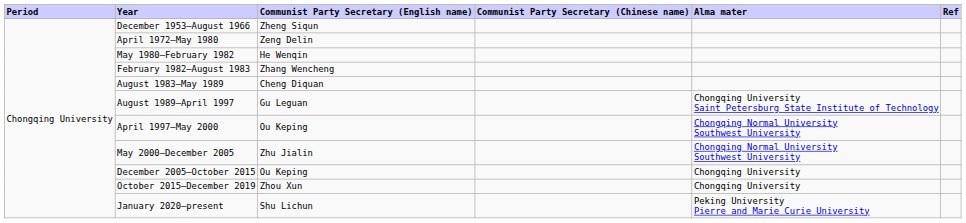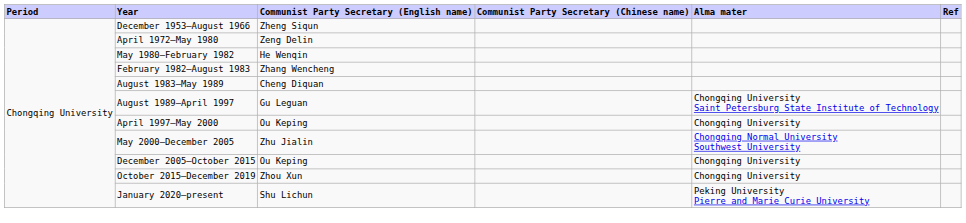(766, 128) Chongqing Normal University Southwest University -> (747, 123) Chongqing University
